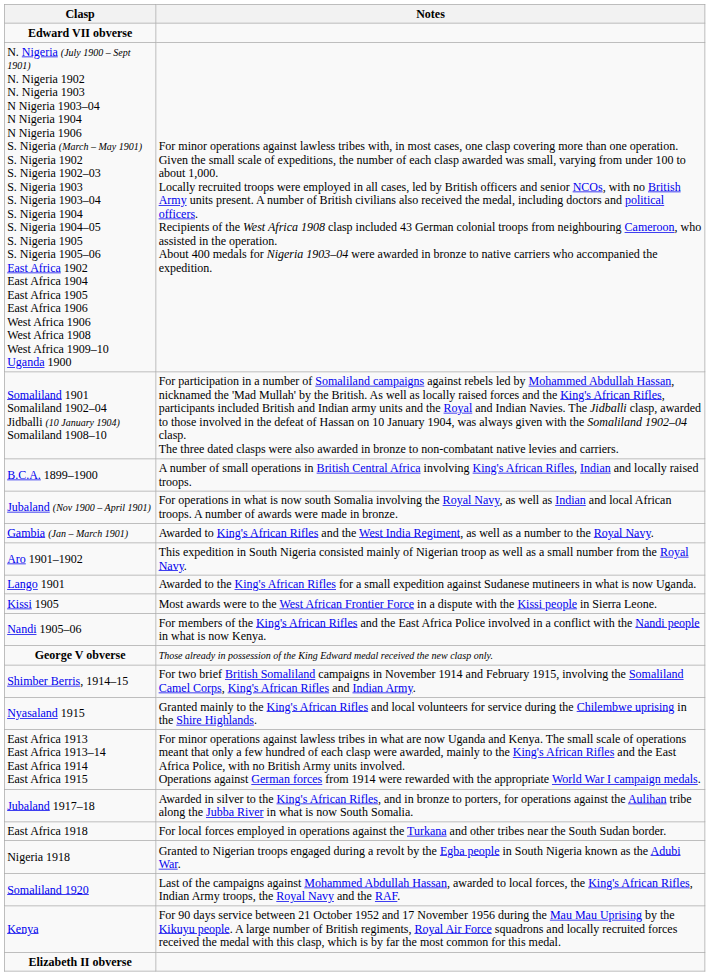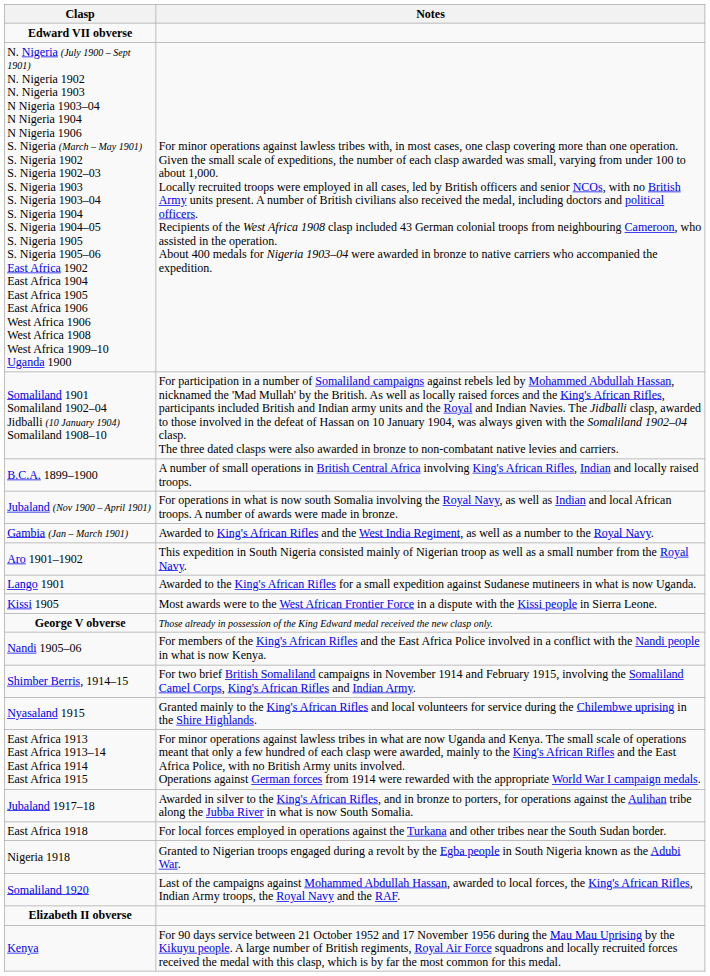rows swapped: (44, 629) <-> (80, 655)
rows swapped: (80, 961) <-> (23, 929)
